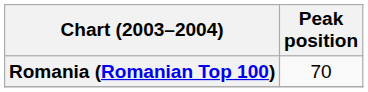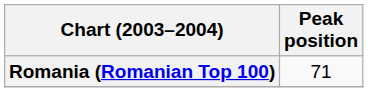(321, 71) 70 -> (321, 71) 71
